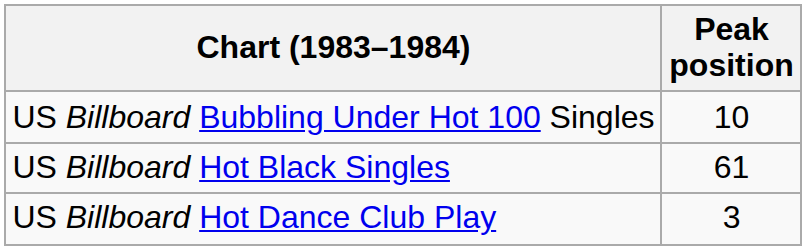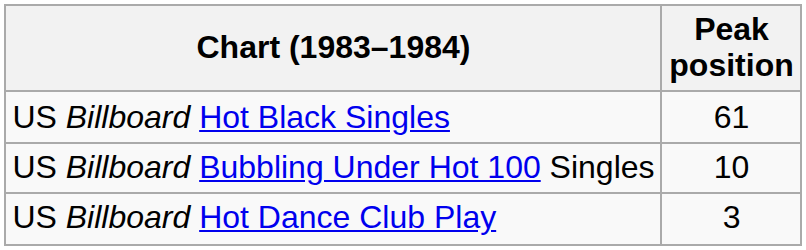rows swapped: (333, 116) <-> (231, 167)
